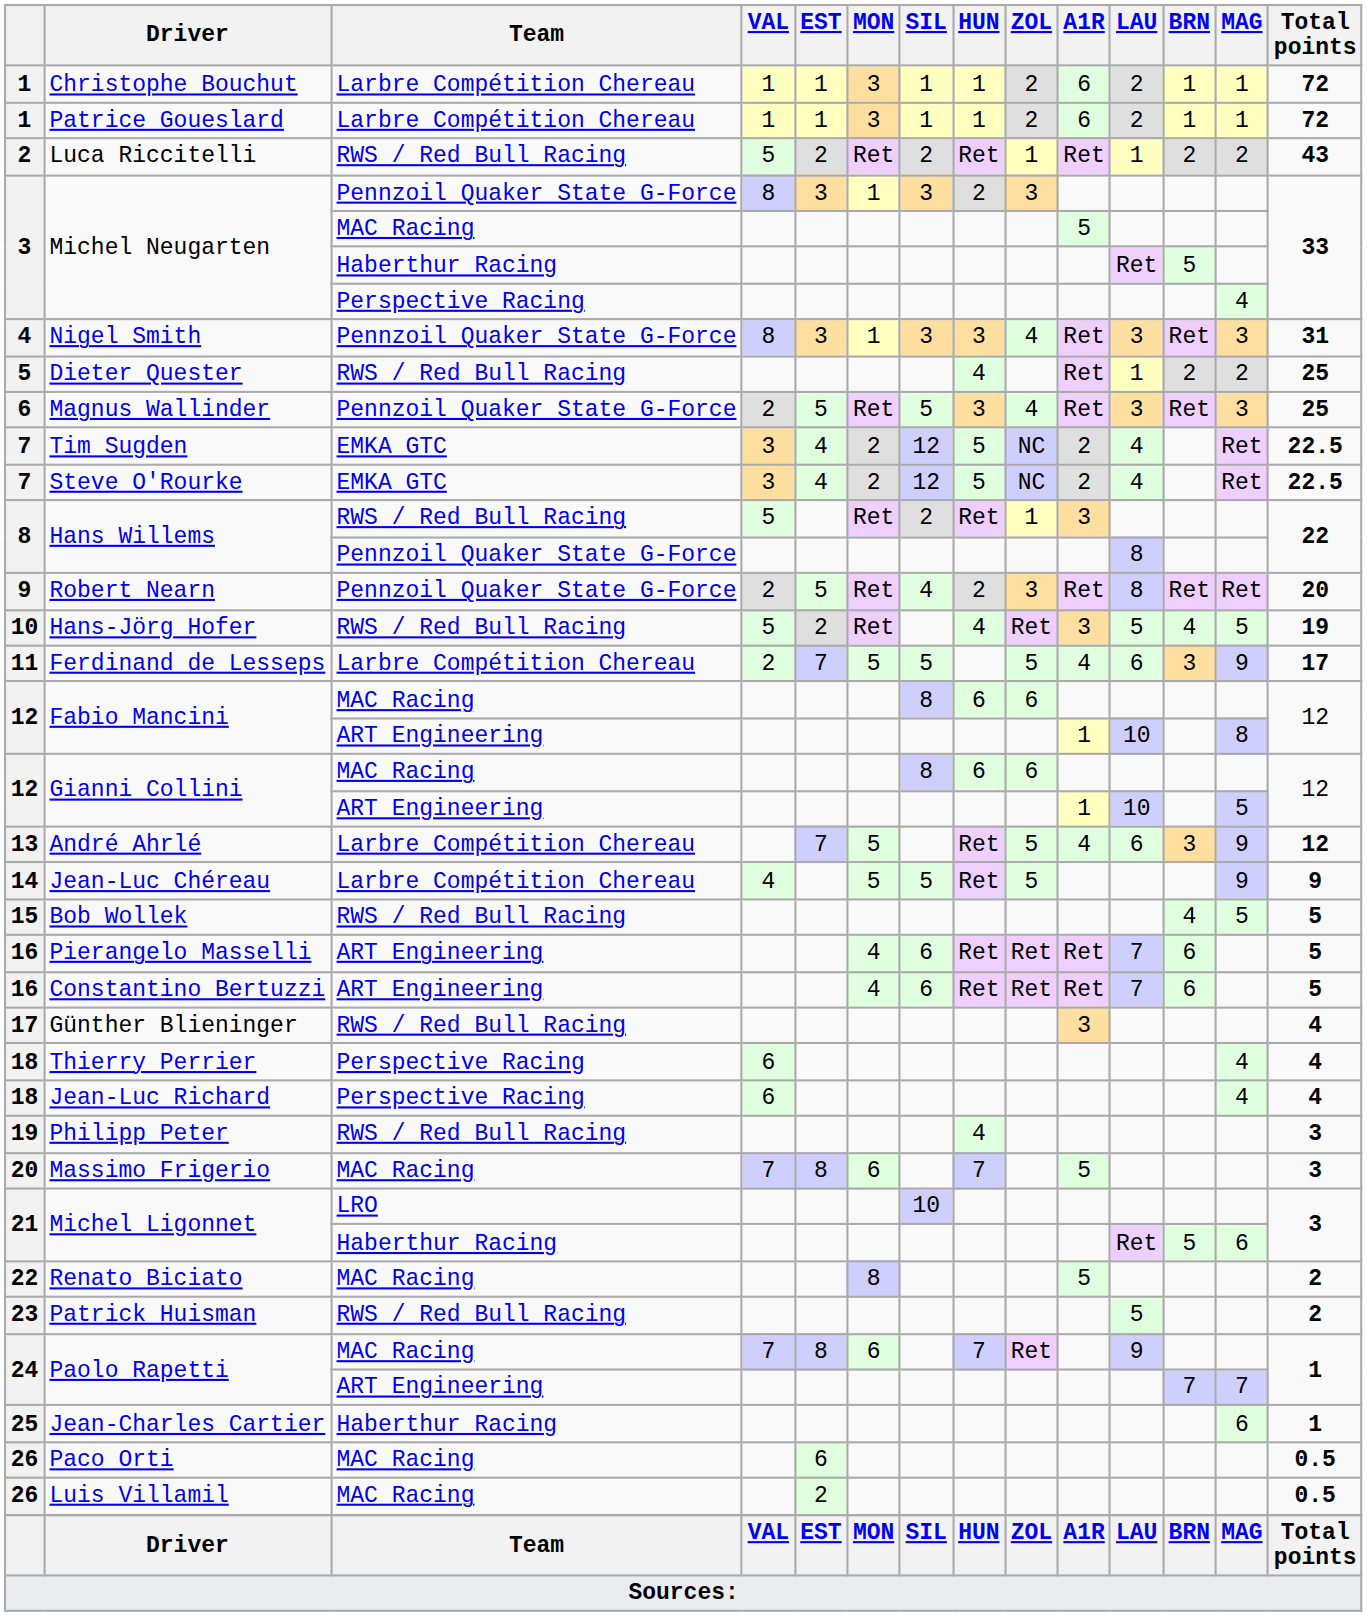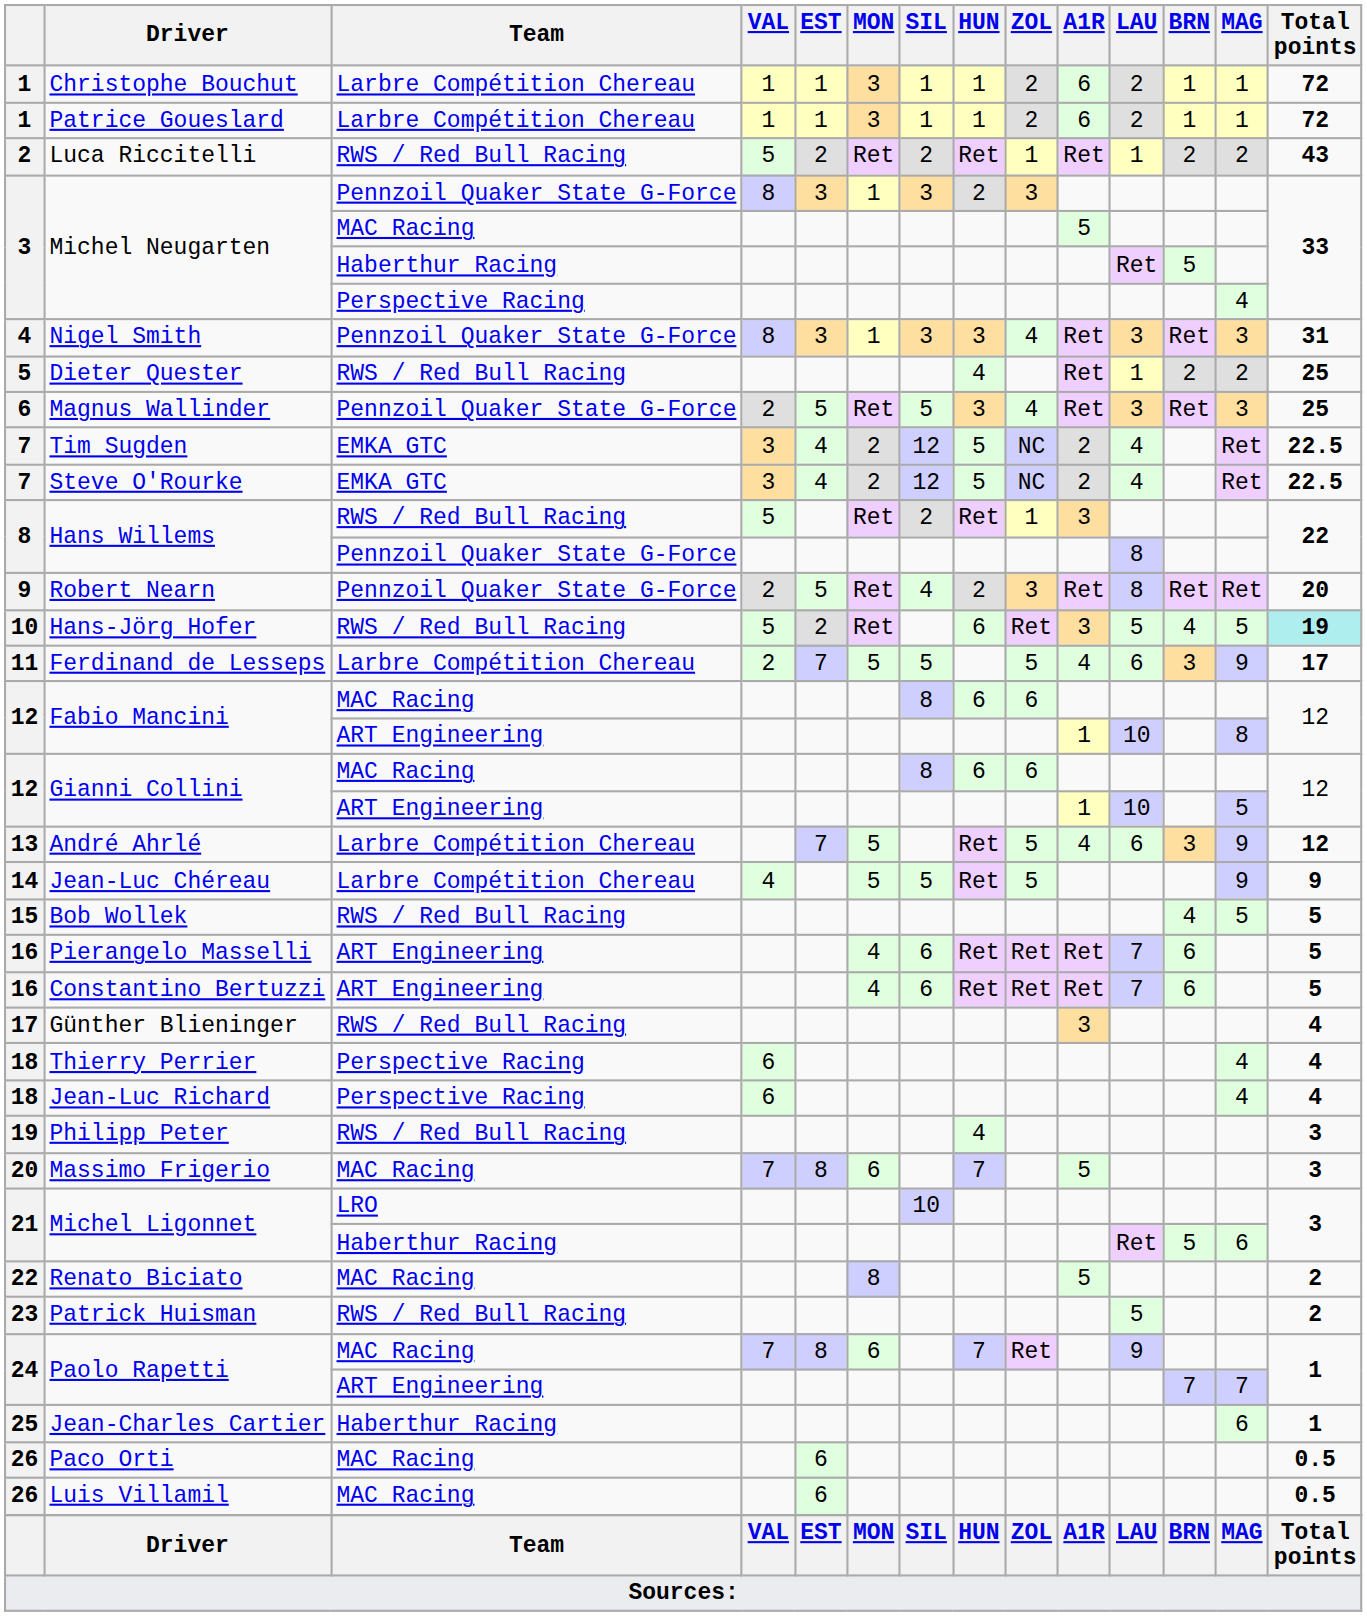(979, 627) 4 -> (979, 627) 6
(1315, 627) no background -> (1315, 627) paleturquoise background
(821, 1496) 2 -> (821, 1496) 6
